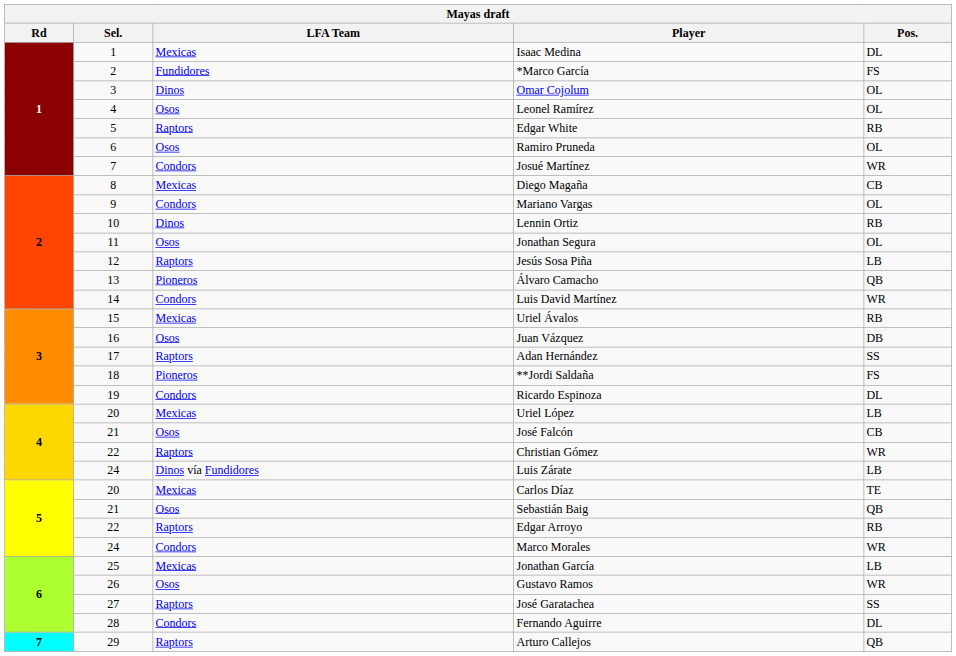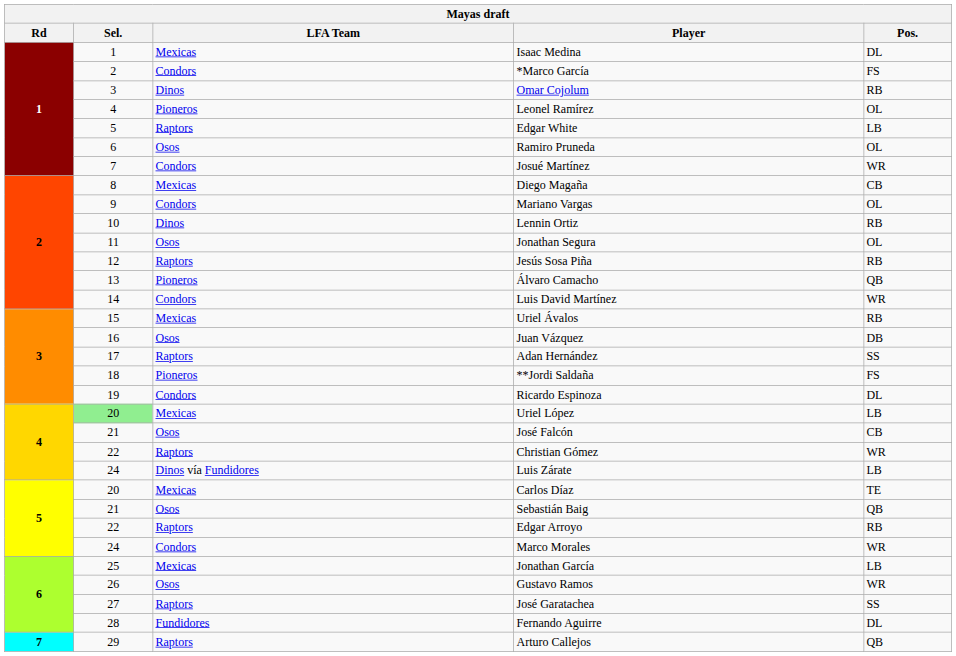(183, 71) Fundidores -> (176, 71) Condors
(874, 90) OL -> (874, 90) RB
(168, 109) Osos -> (177, 109) Pioneros
(874, 128) RB -> (874, 128) LB
(874, 261) LB -> (874, 261) RB
(113, 413) no background -> (113, 413) lightgreen background
(176, 623) Condors -> (183, 623) Fundidores
